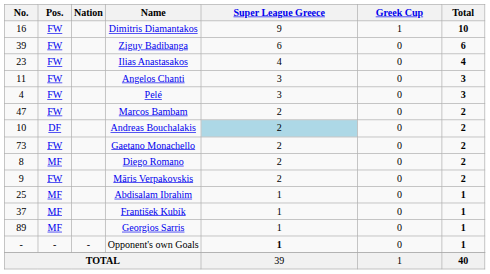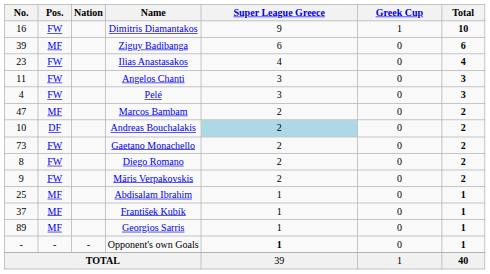(55, 46) FW -> (55, 46) MF
(55, 112) FW -> (55, 112) MF
(55, 161) MF -> (55, 161) FW
